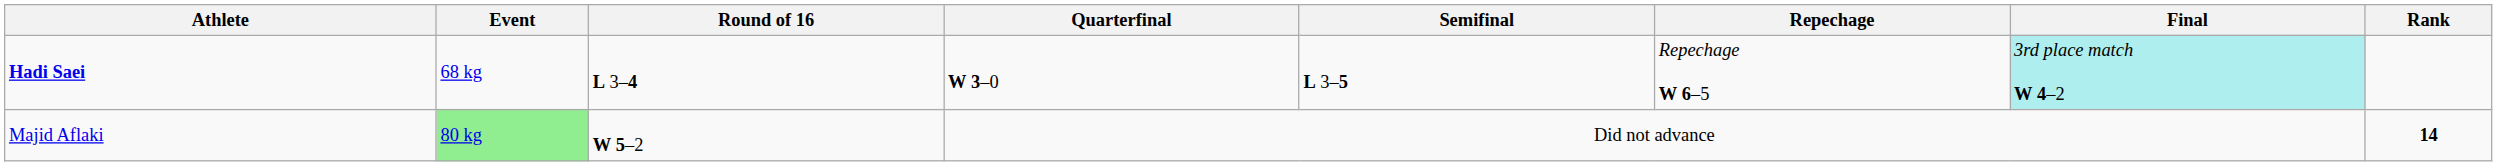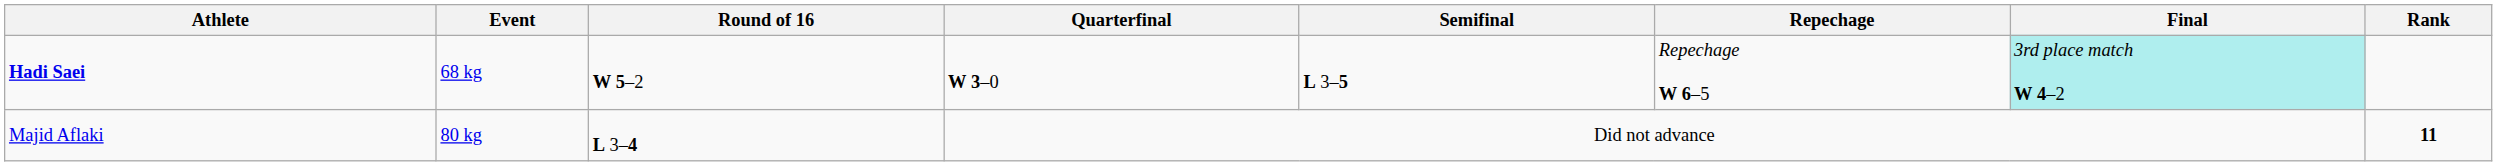(615, 83) L 3–4 -> (618, 83) W 5–2
(461, 135) lightgreen background -> (461, 135) no background
(618, 146) W 5–2 -> (615, 146) L 3–4
(2429, 135) 14 -> (2429, 135) 11
